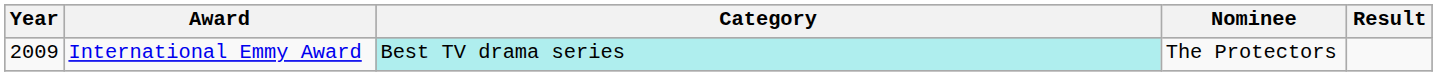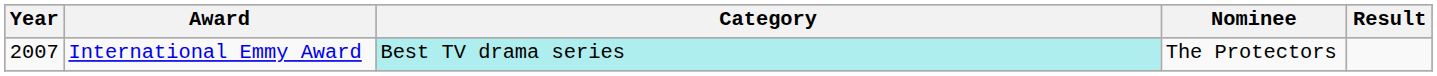(34, 55) 2009 -> (34, 55) 2007
